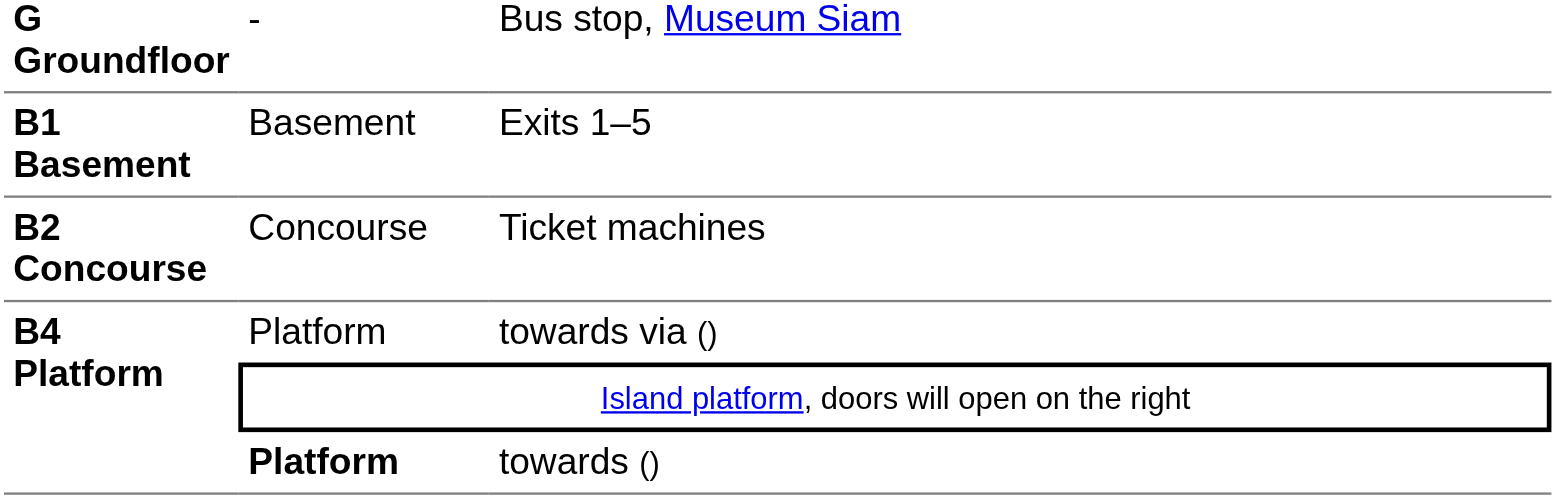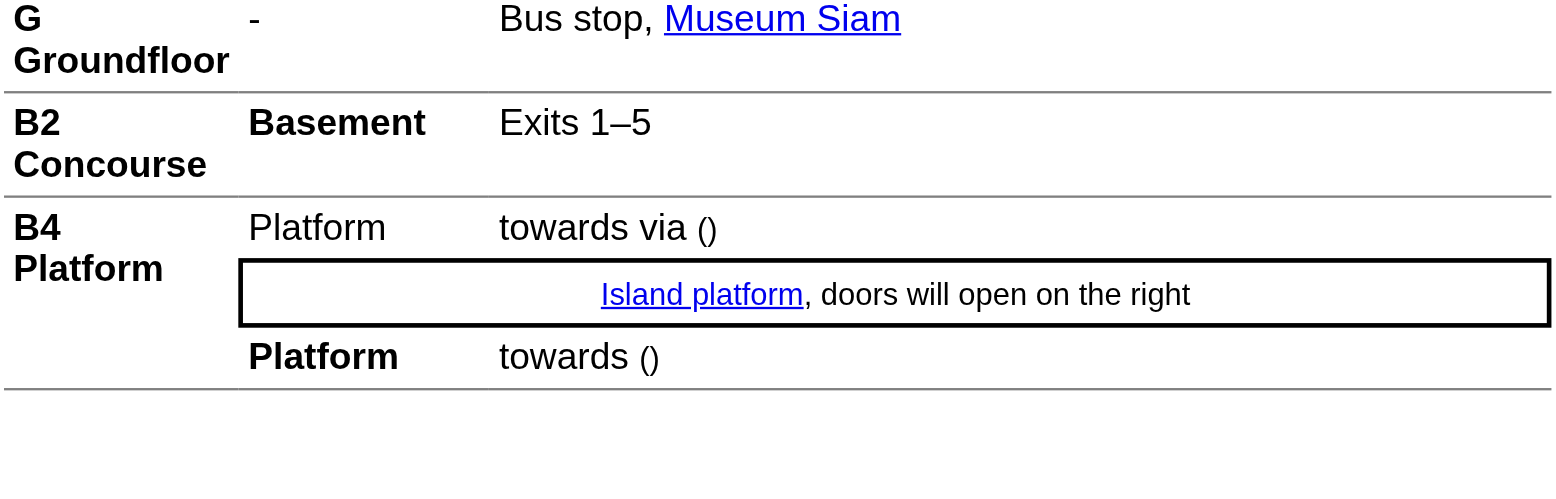(102, 143) B1 Basement -> (110, 143) B2 Concourse
(332, 122) normal -> (337, 122) bold
- row: (632, 227)
